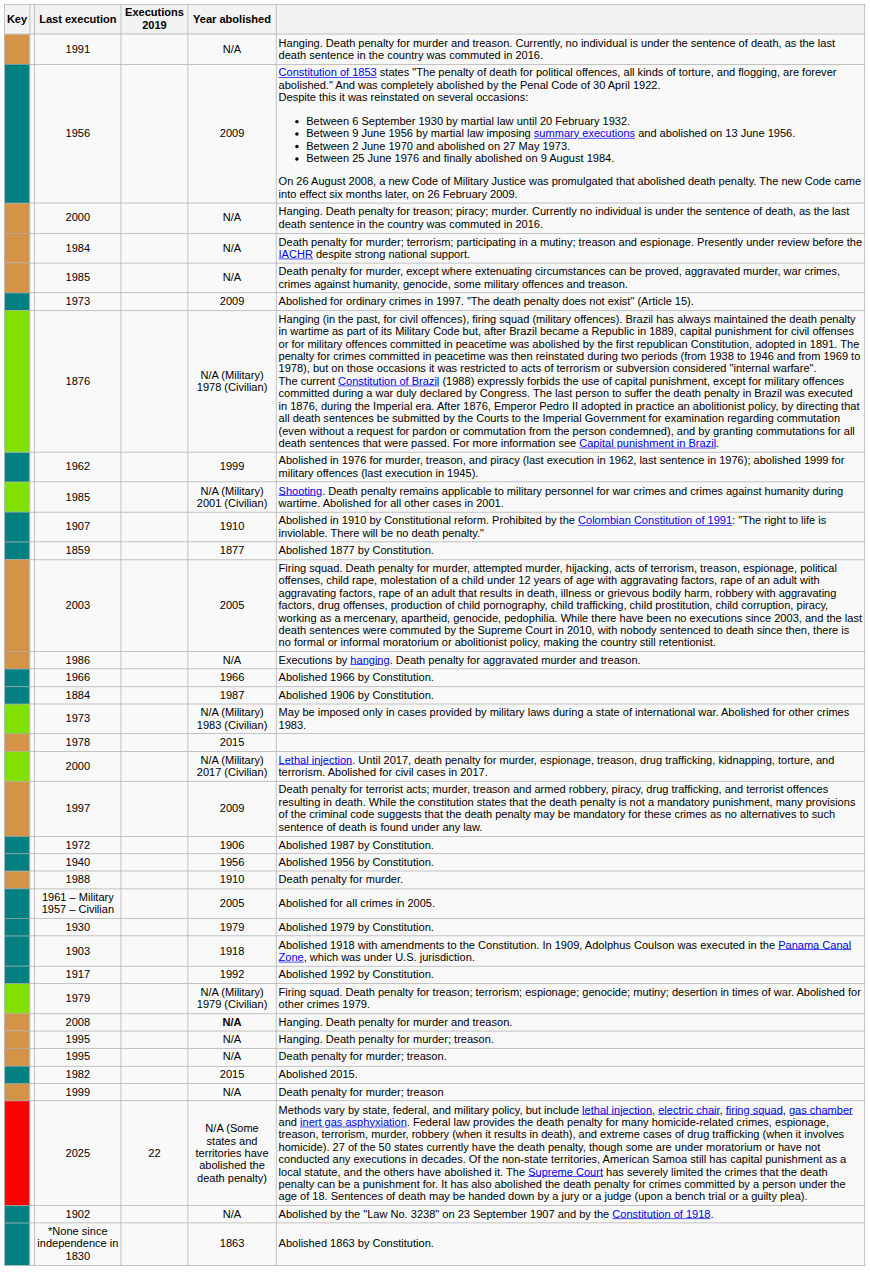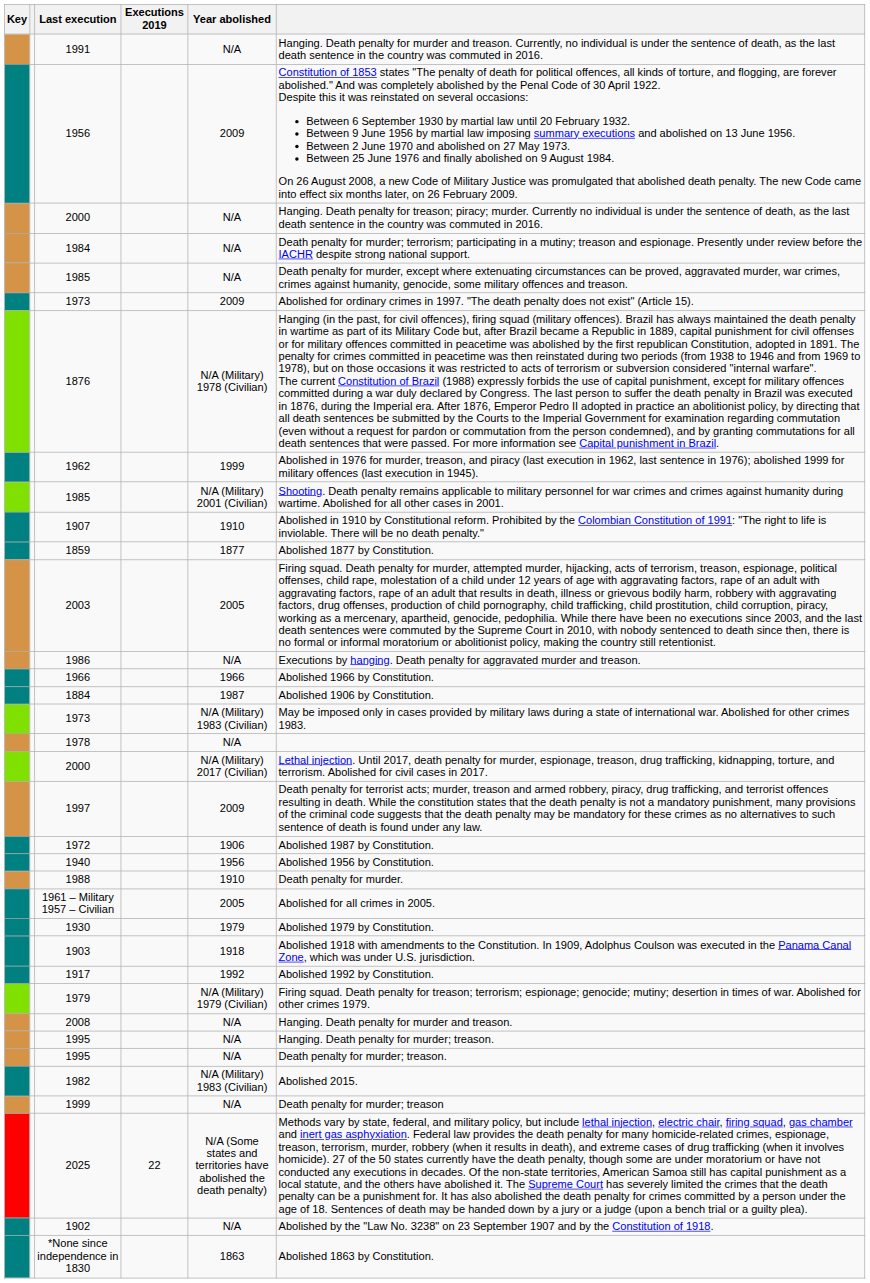(232, 742) 2015 -> (232, 742) N/A
(232, 1022) bold -> (232, 1022) normal
(232, 1074) 2015 -> (232, 1081) N/A (Military) 1983 (Civilian)
